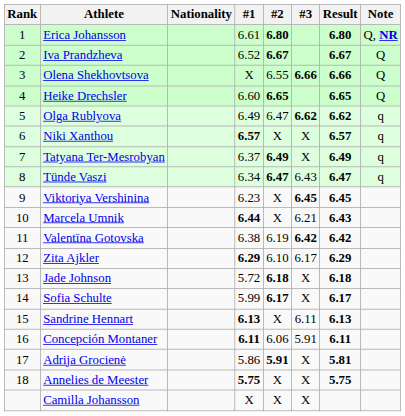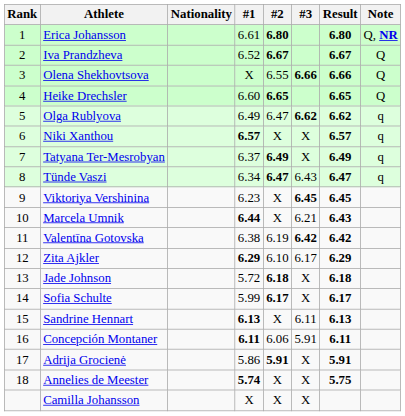(340, 359) 5.81 -> (340, 359) 5.91
(249, 380) 5.75 -> (249, 380) 5.74
